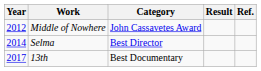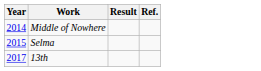- column: (156, 12)
(16, 27) 2012 -> (16, 27) 2014
(16, 43) 2014 -> (16, 43) 2015
